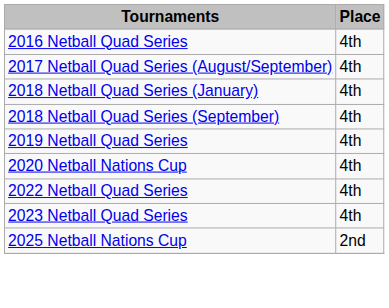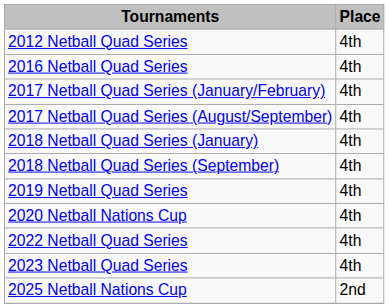+ row: (98, 41)
+ row: (167, 91)
